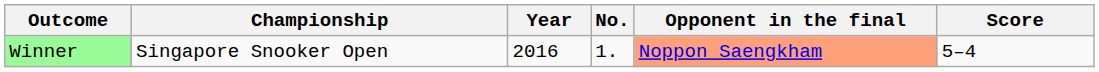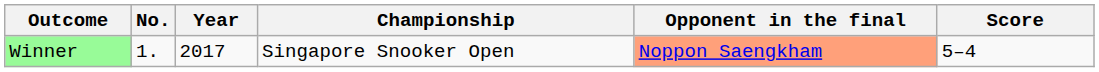columns swapped: (612, 20) <-> (320, 20)
(536, 51) 2016 -> (202, 51) 2017
